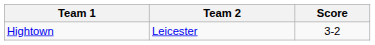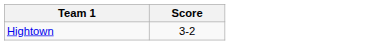- column: (222, 13)
